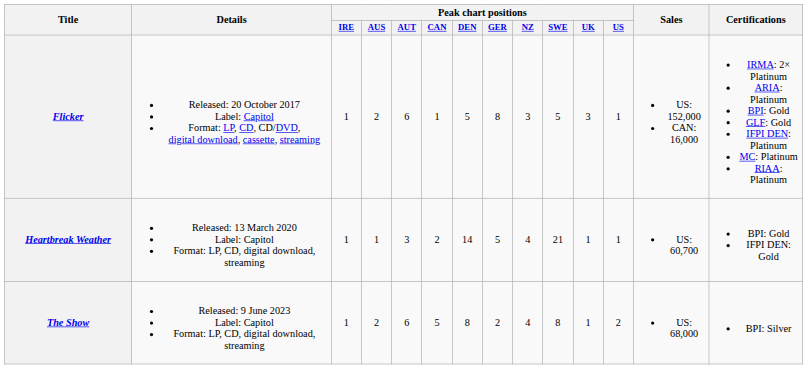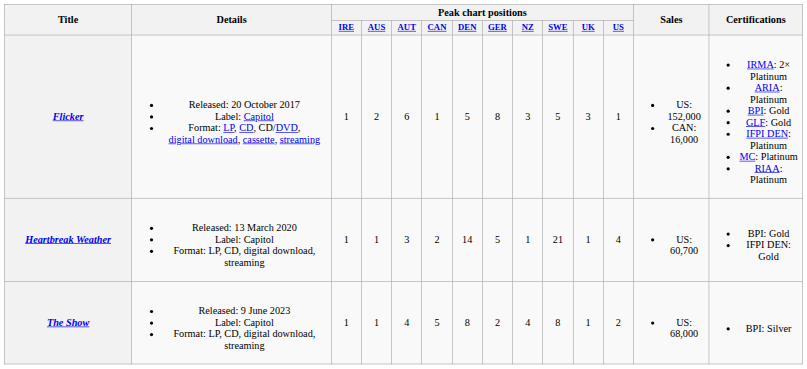(528, 239) 4 -> (528, 239) 1
(618, 239) 1 -> (618, 239) 4
(377, 322) 2 -> (377, 322) 1
(407, 322) 6 -> (407, 322) 4
